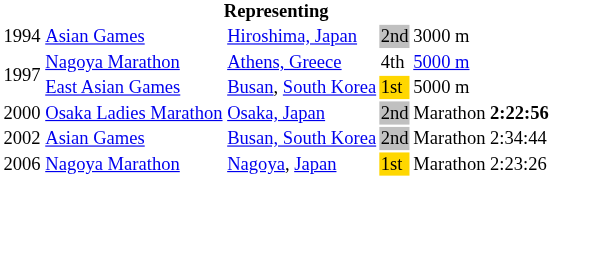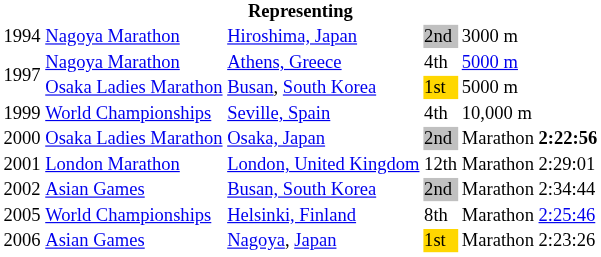(95, 36) Asian Games -> (113, 36) Nagoya Marathon
(113, 87) East Asian Games -> (134, 87) Osaka Ladies Marathon
+ row: (22, 112)
+ row: (22, 163)
+ row: (22, 214)
(113, 163) Nagoya Marathon -> (95, 240) Asian Games
